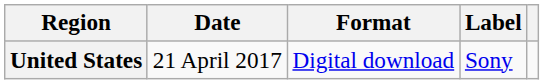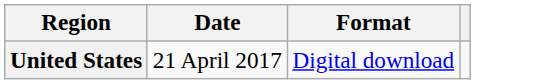- column: (493, 22)
